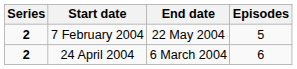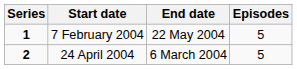(26, 34) 2 -> (26, 34) 1
(261, 54) 6 -> (261, 54) 5
